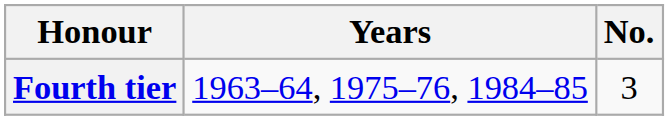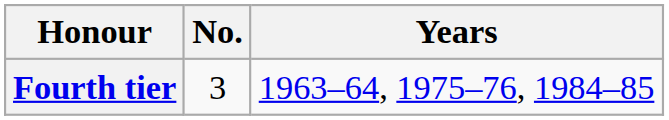columns swapped: (629, 31) <-> (390, 31)
